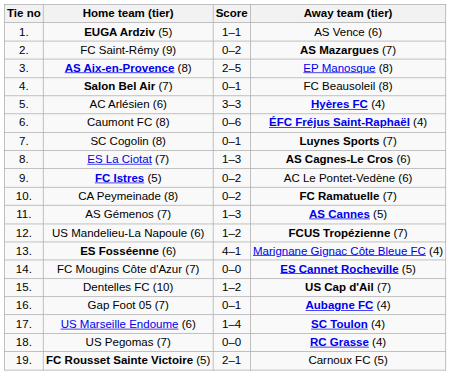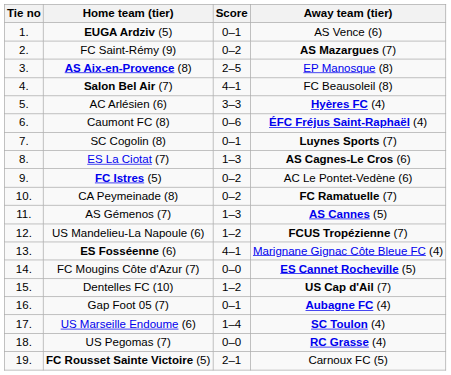(232, 31) 1–1 -> (232, 31) 0–1
(232, 86) 0–1 -> (232, 86) 4–1
